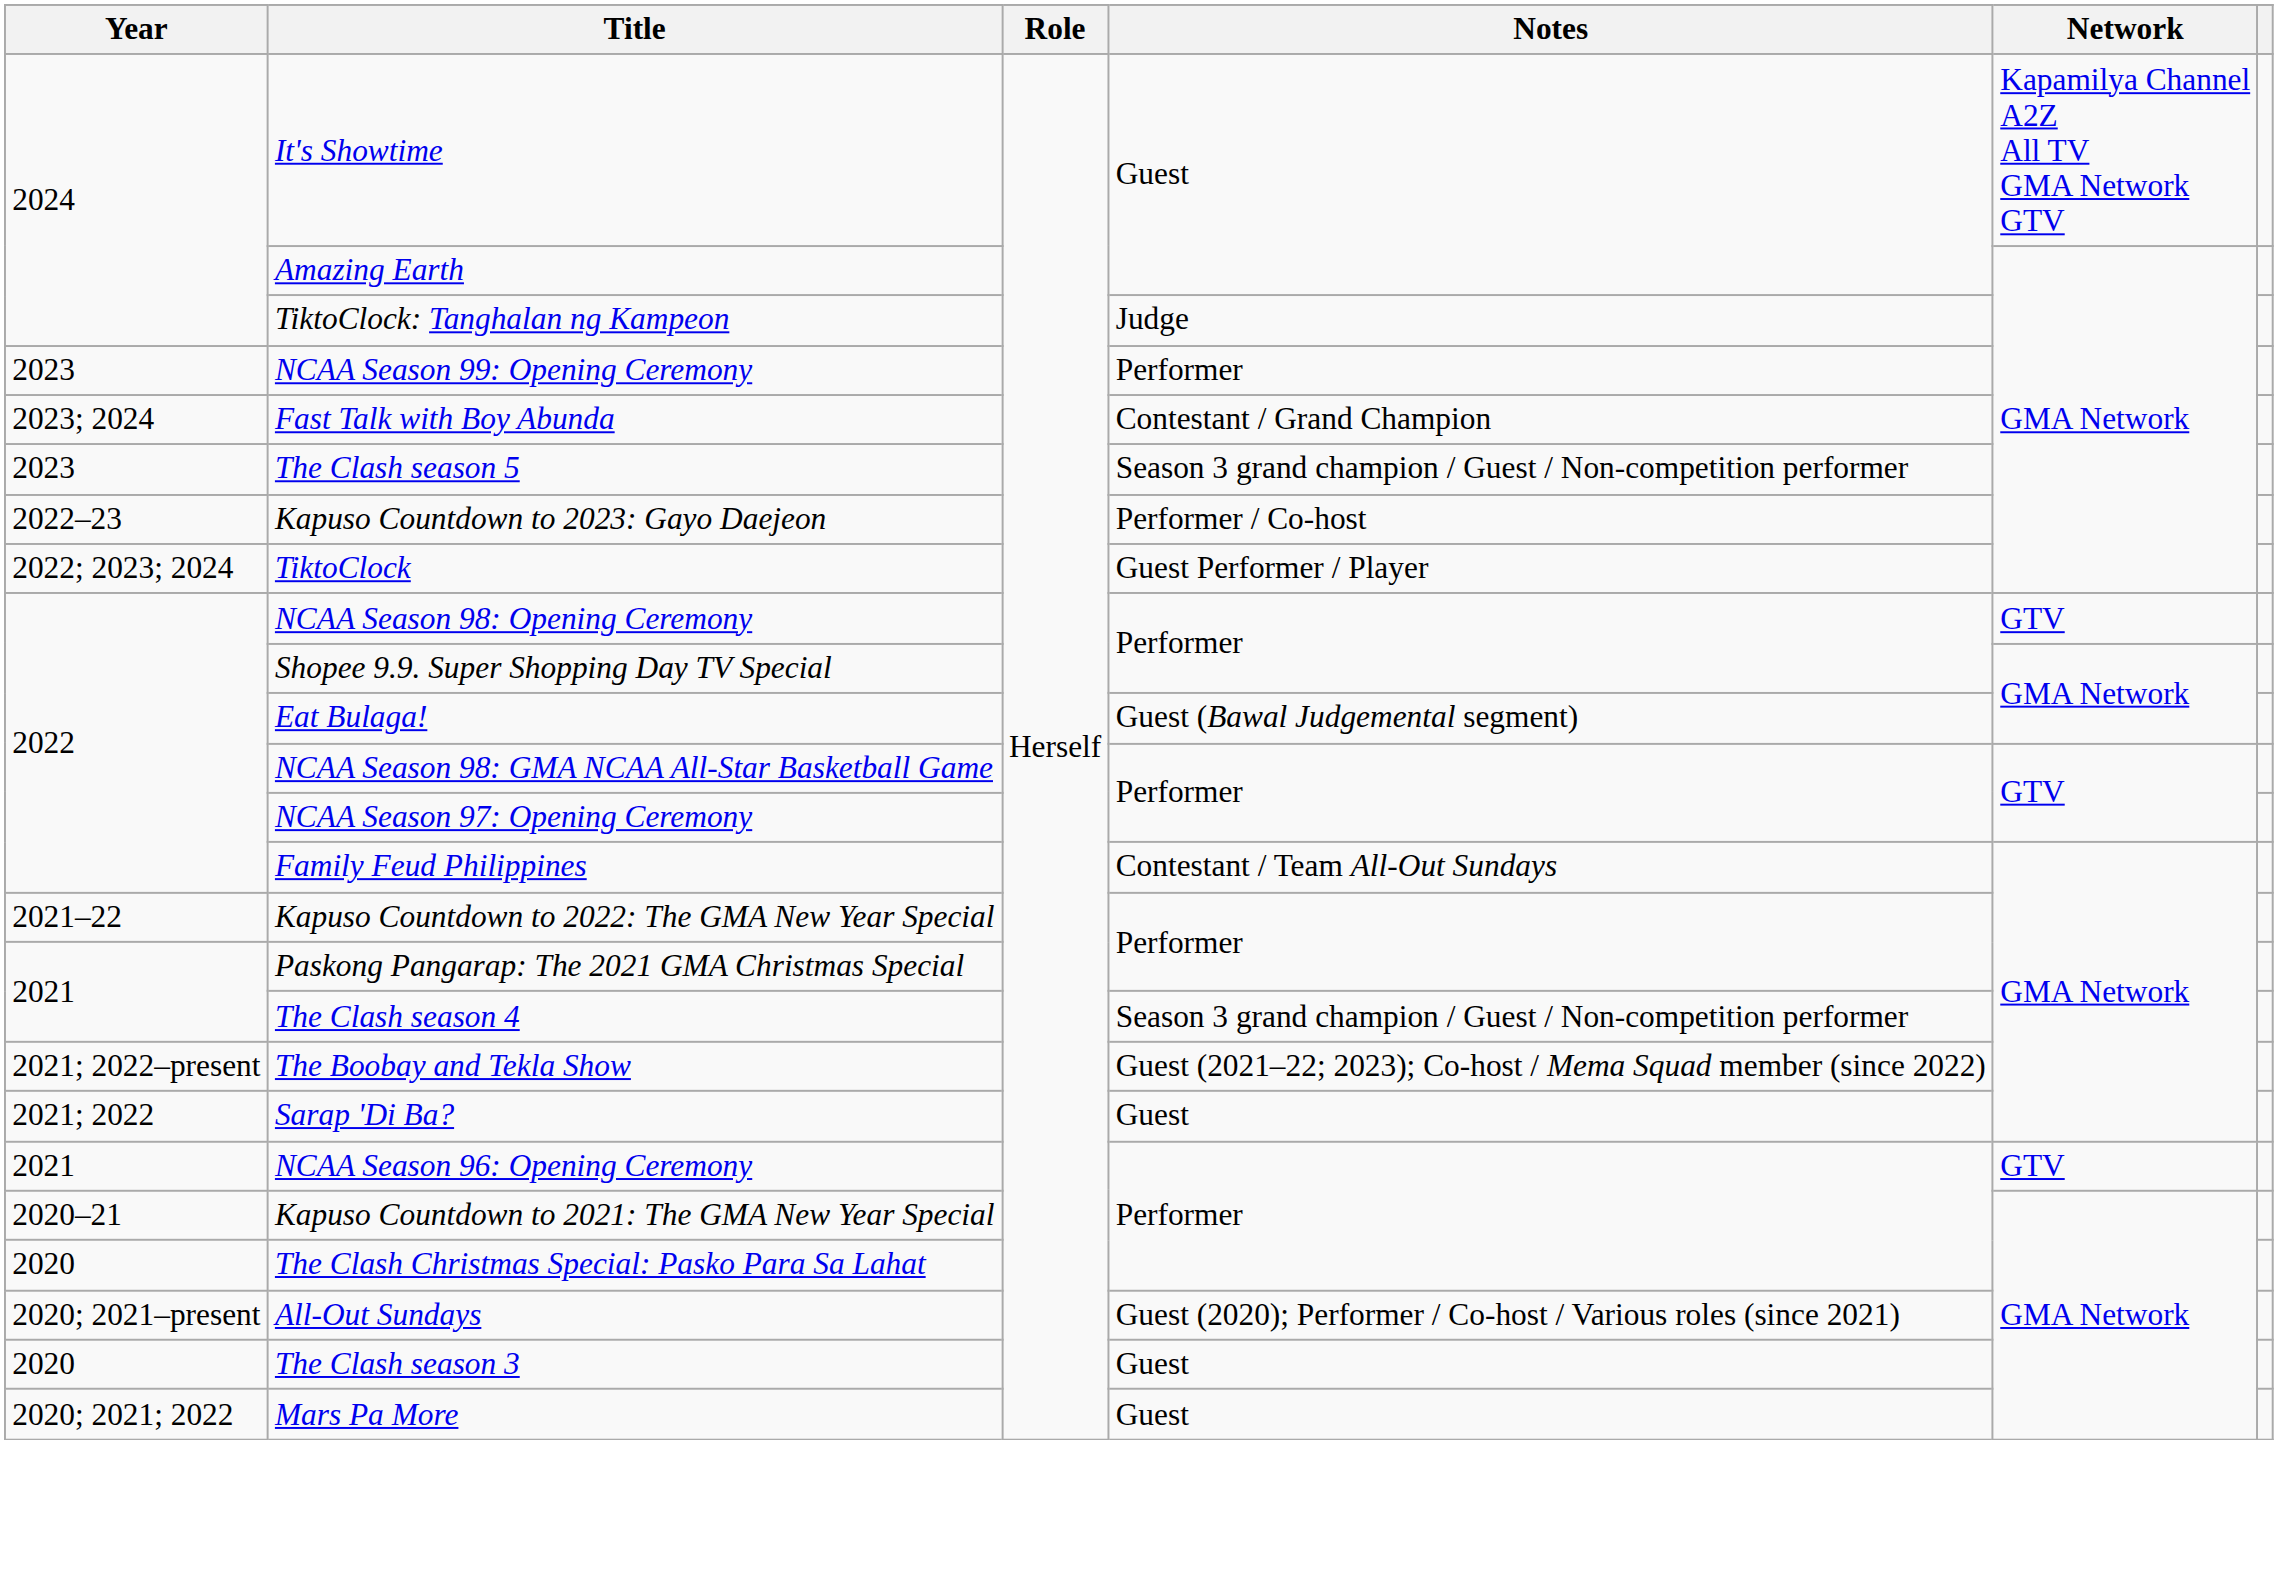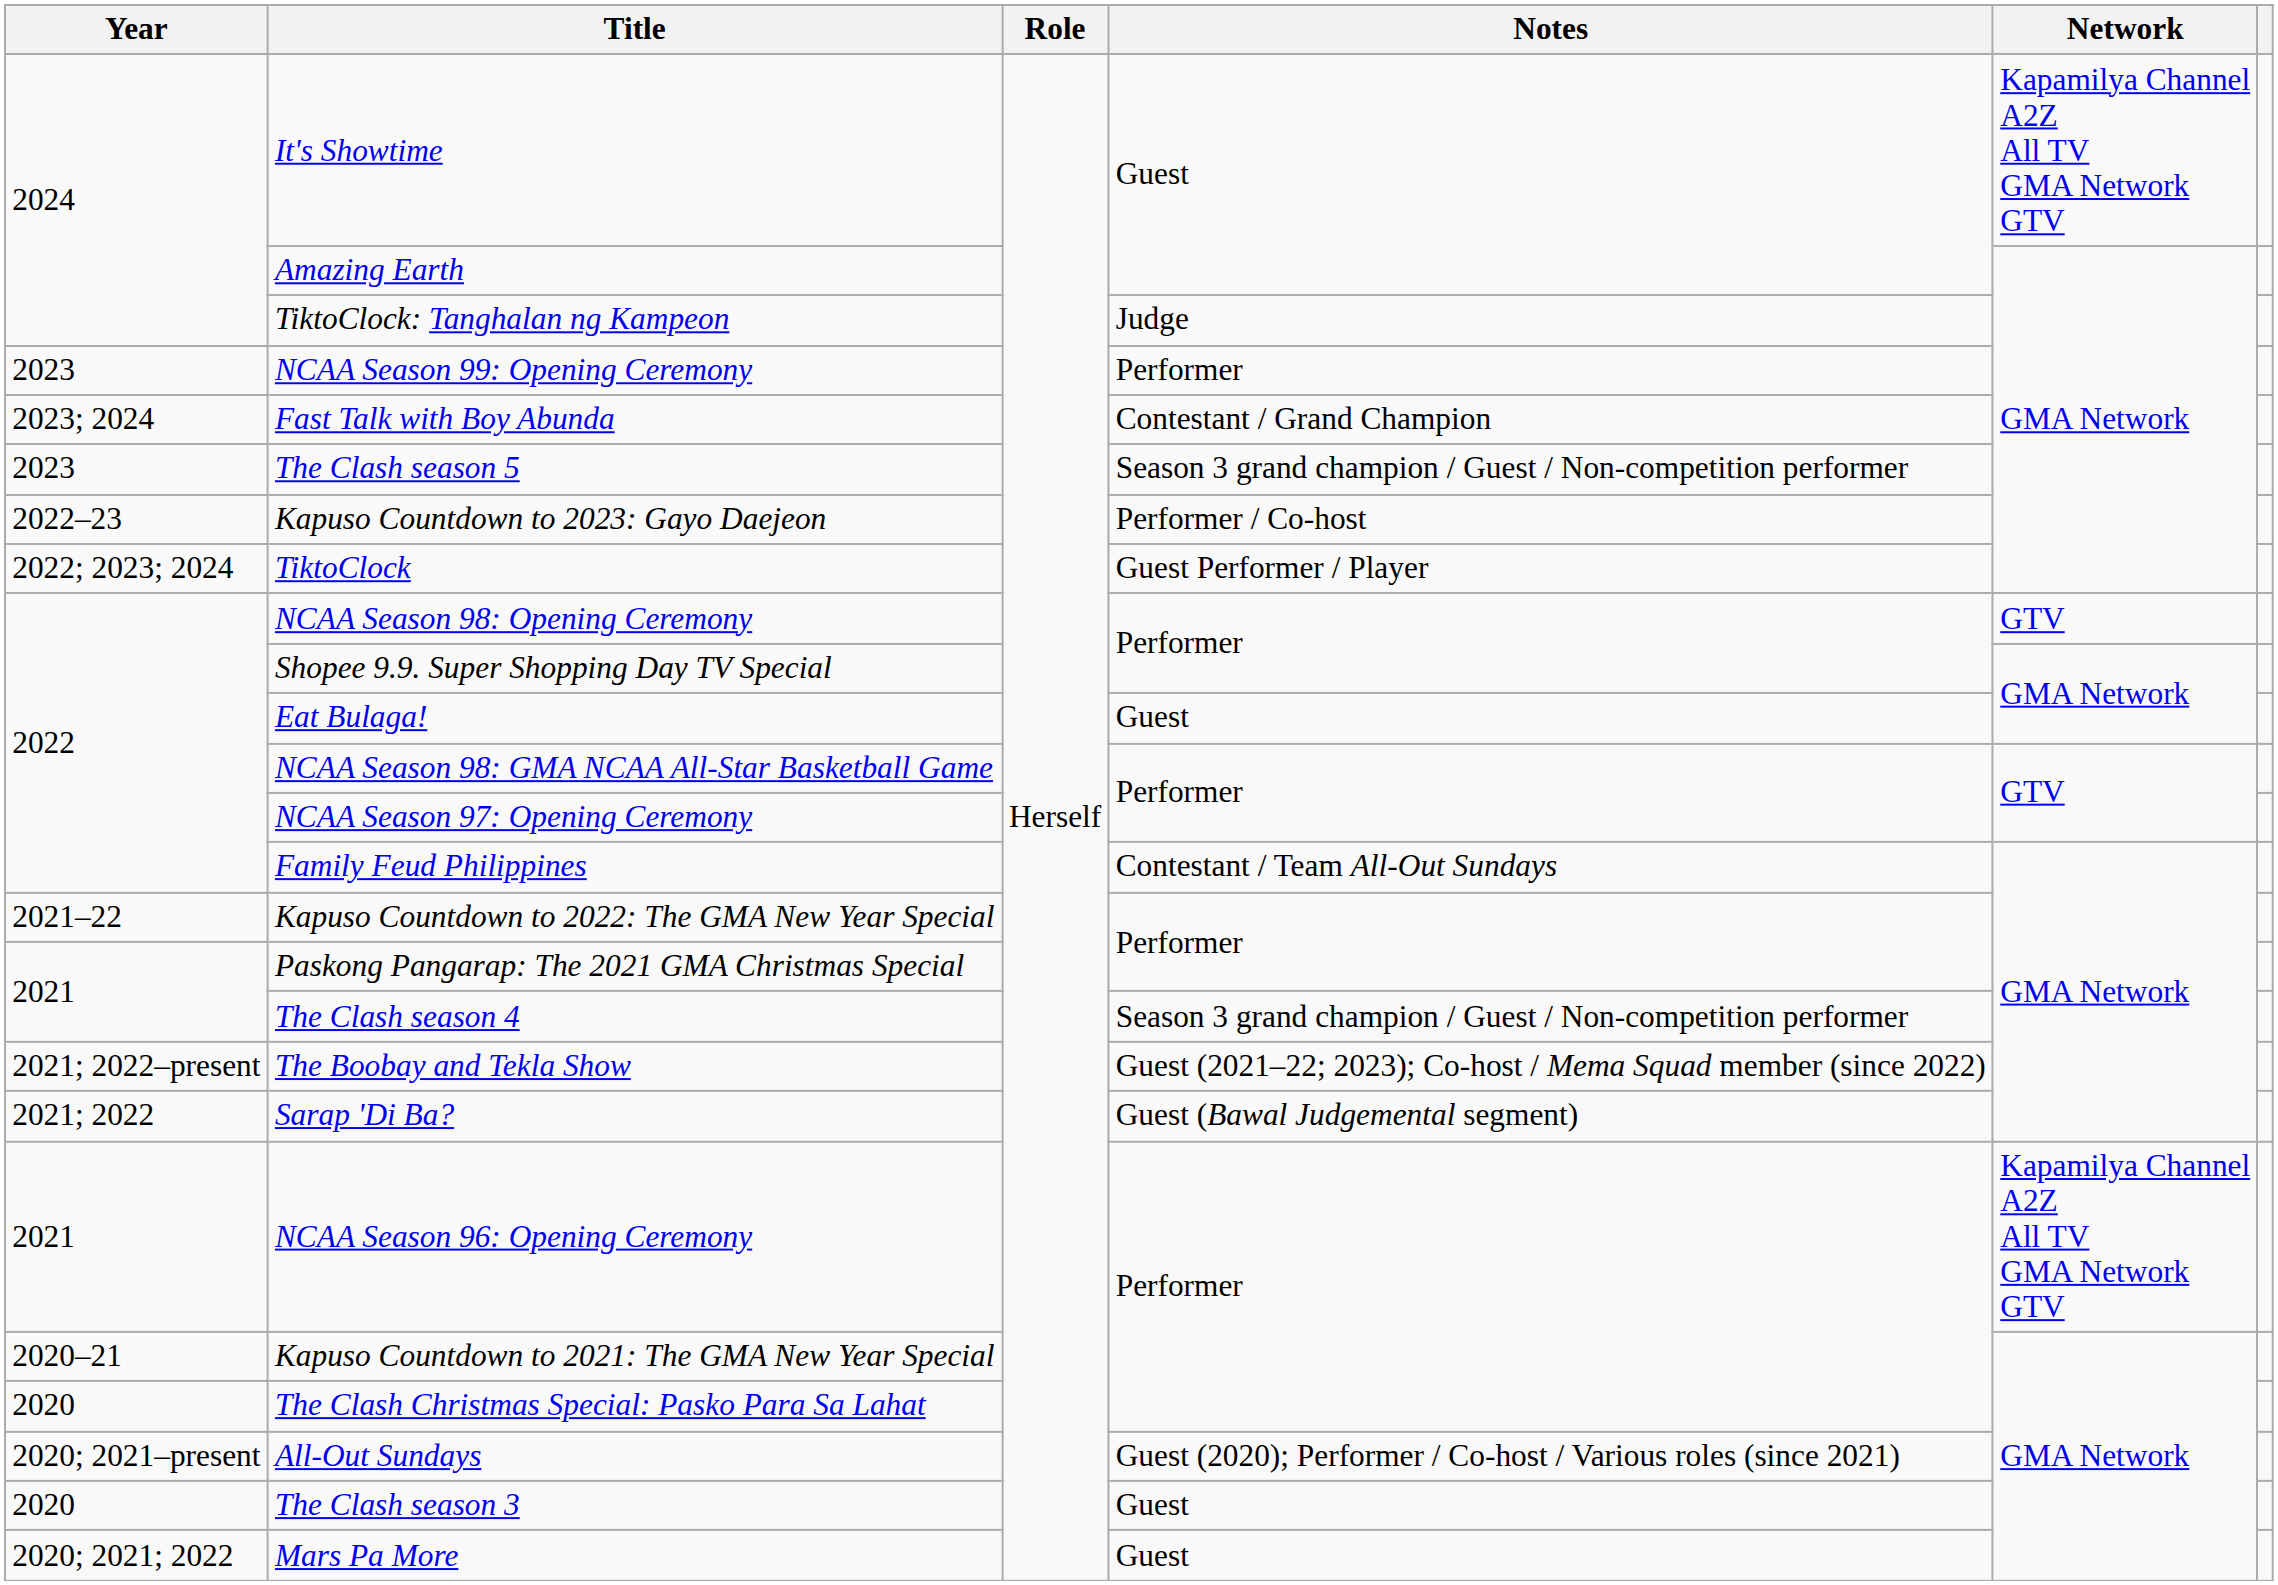(1347, 717) Guest (Bawal Judgemental segment) -> (1152, 717) Guest
(1152, 1115) Guest -> (1347, 1115) Guest (Bawal Judgemental segment)
(2032, 1165) GTV -> (2125, 1235) Kapamilya Channel A2Z All TV GMA Network GTV
